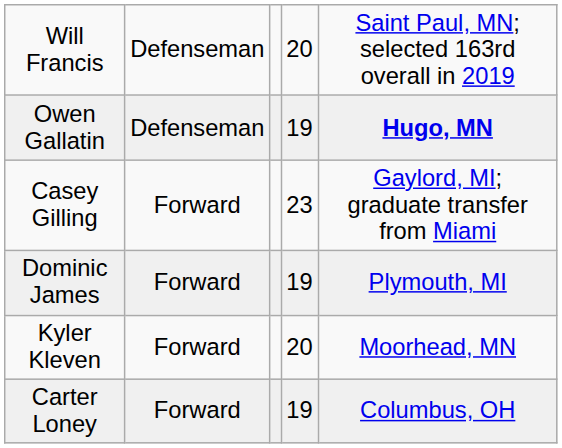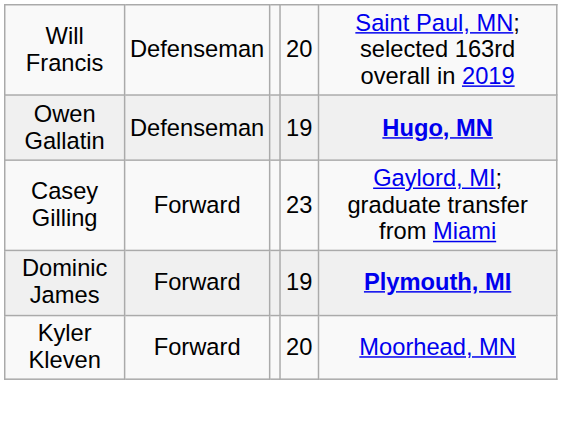(438, 282) normal -> (438, 282) bold
- row: (65, 410)
